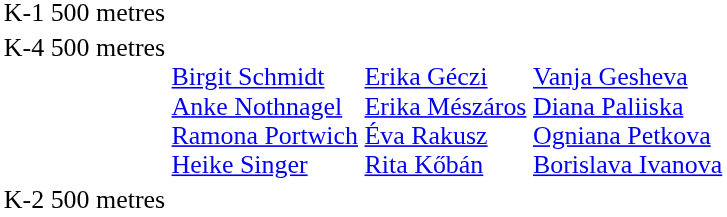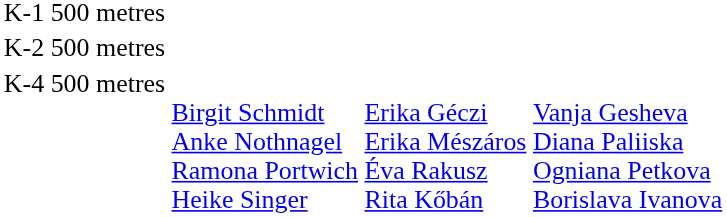rows swapped: (84, 200) <-> (84, 47)
